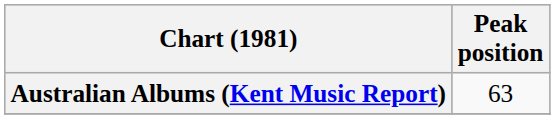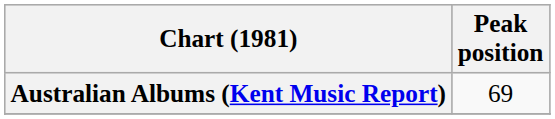(501, 93) 63 -> (501, 93) 69
